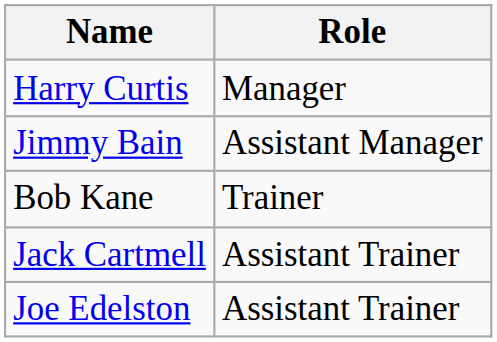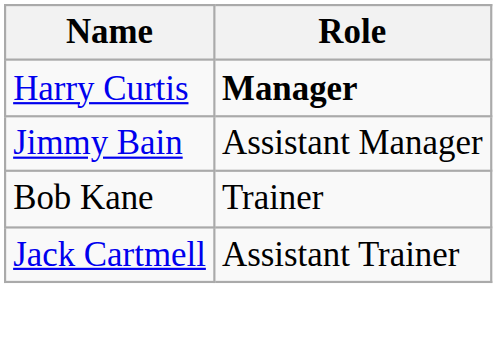(284, 87) normal -> (290, 87) bold
- row: (102, 308)
